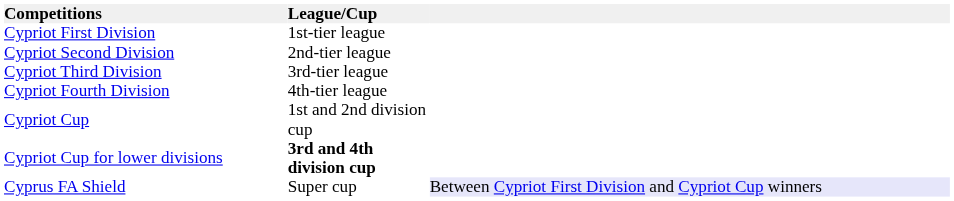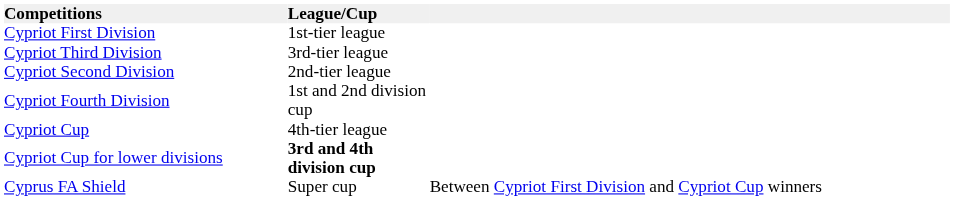rows swapped: (89, 52) <-> (83, 71)
(337, 90) 4th-tier league -> (357, 100) 1st and 2nd division cup
(357, 119) 1st and 2nd division cup -> (337, 129) 4th-tier league
(626, 186) lavender background -> (626, 186) no background
